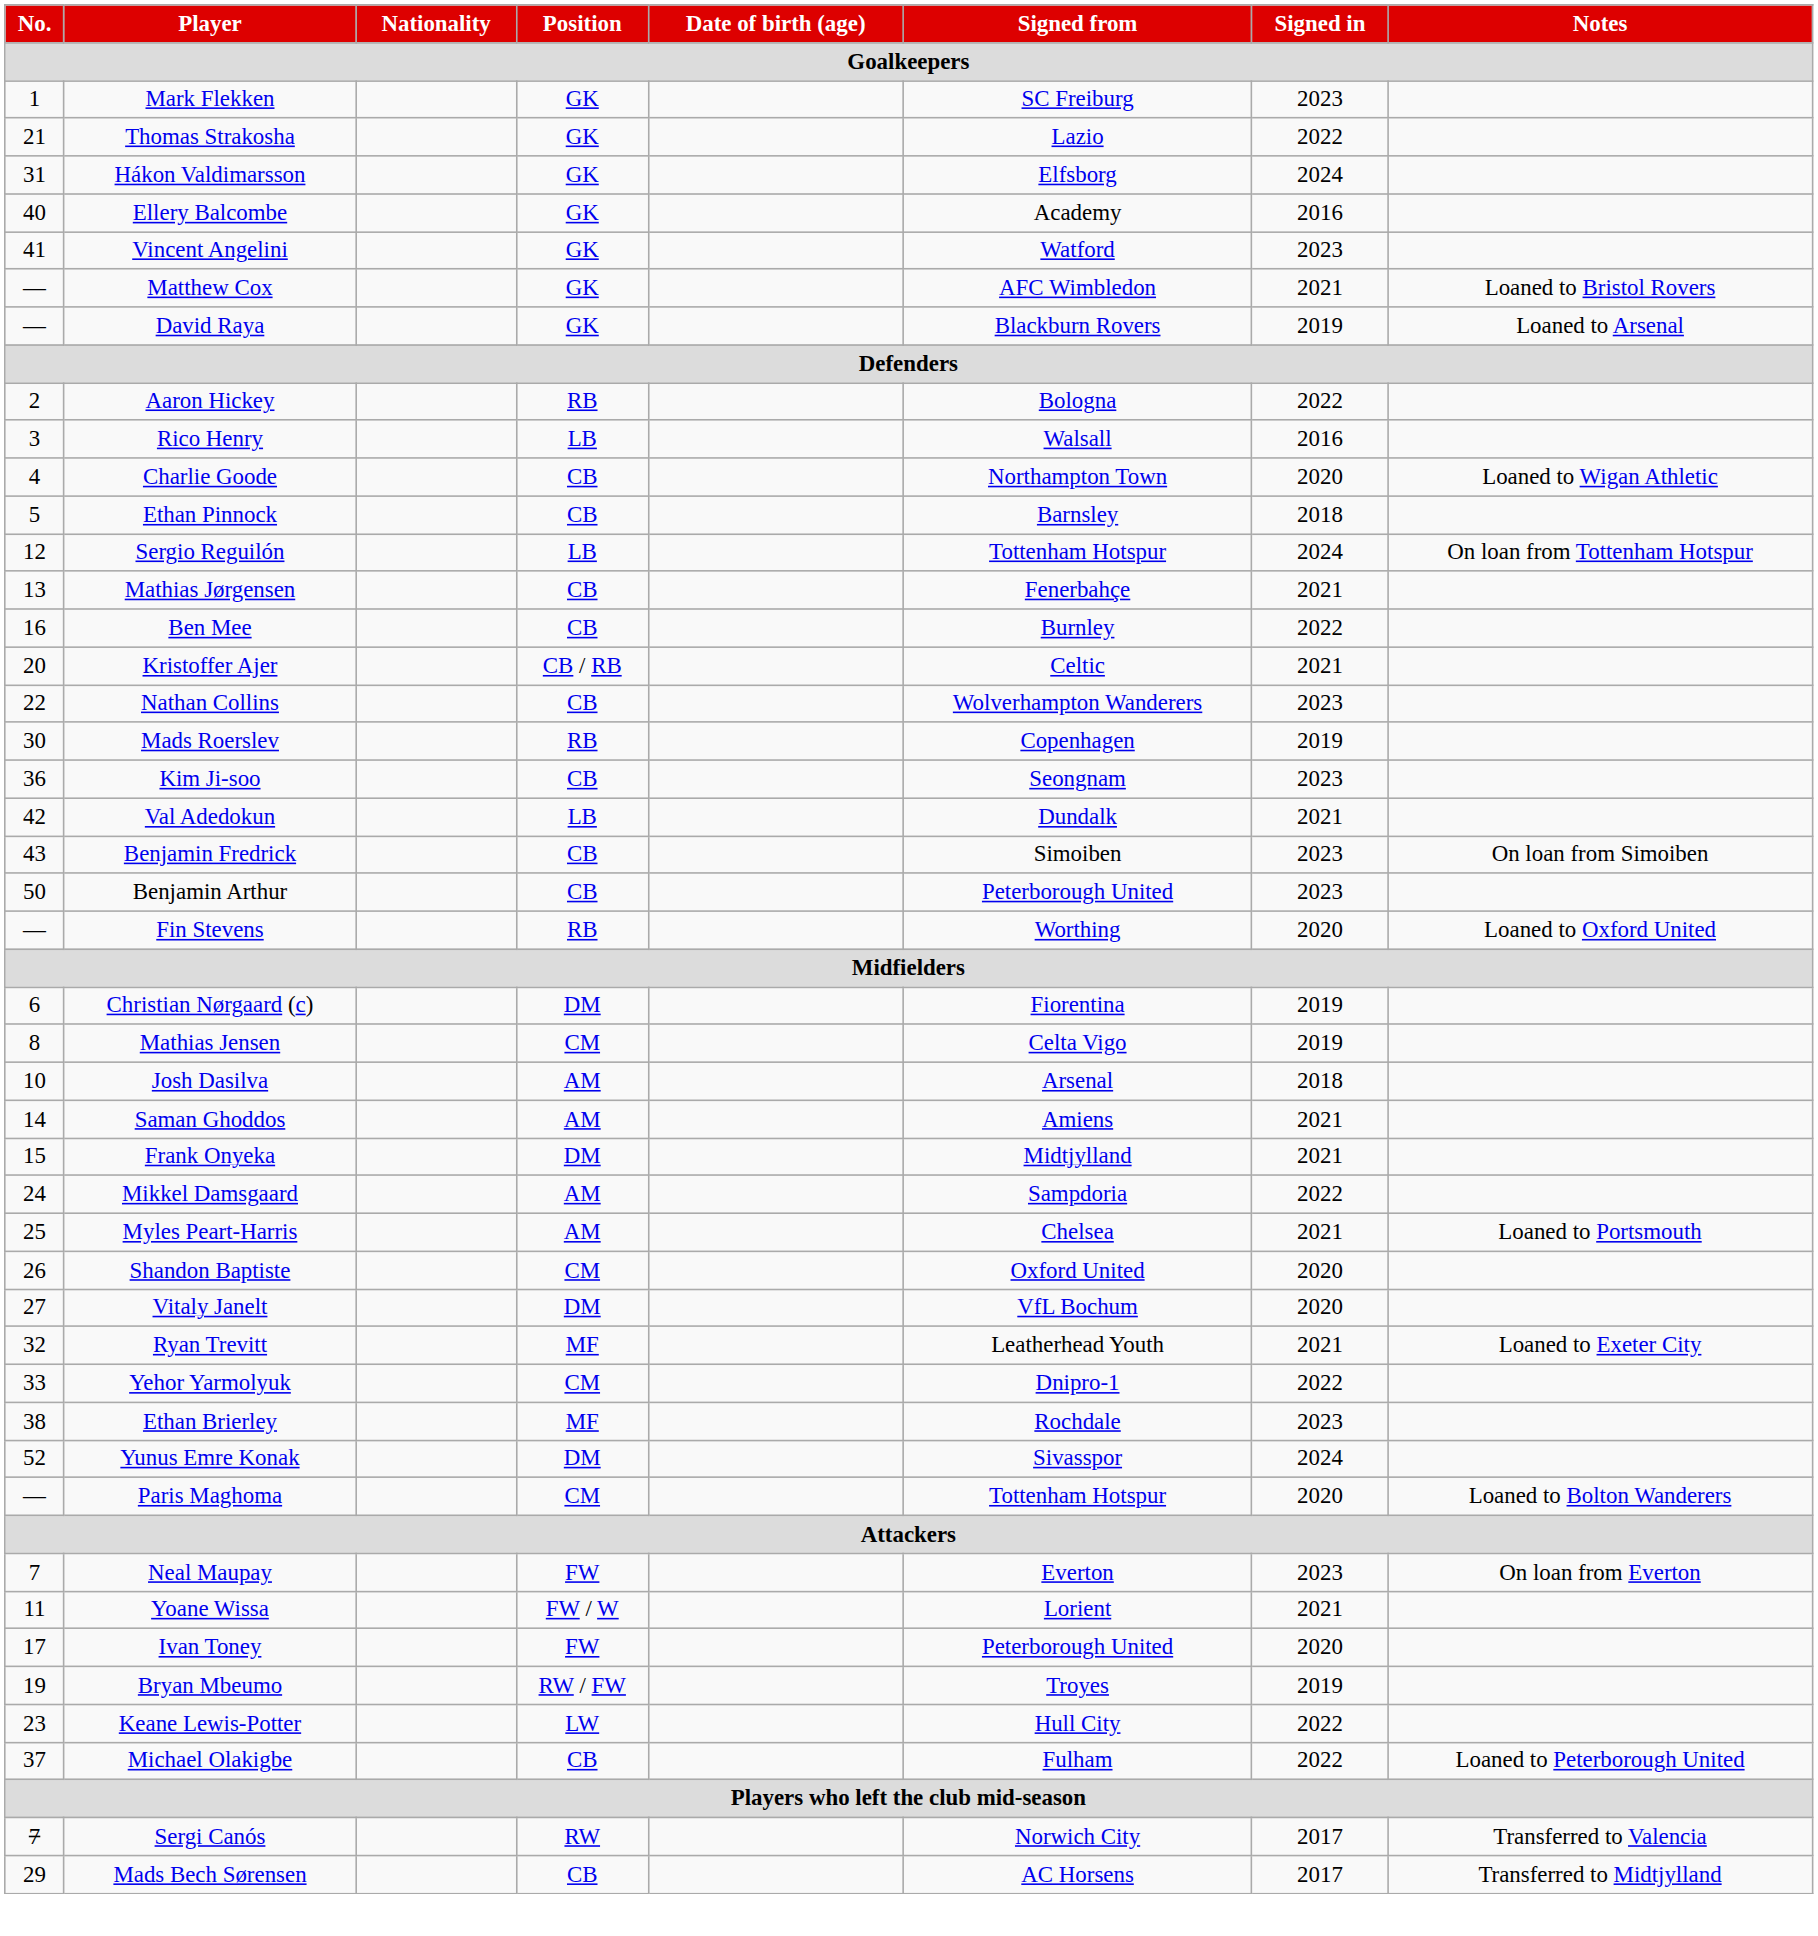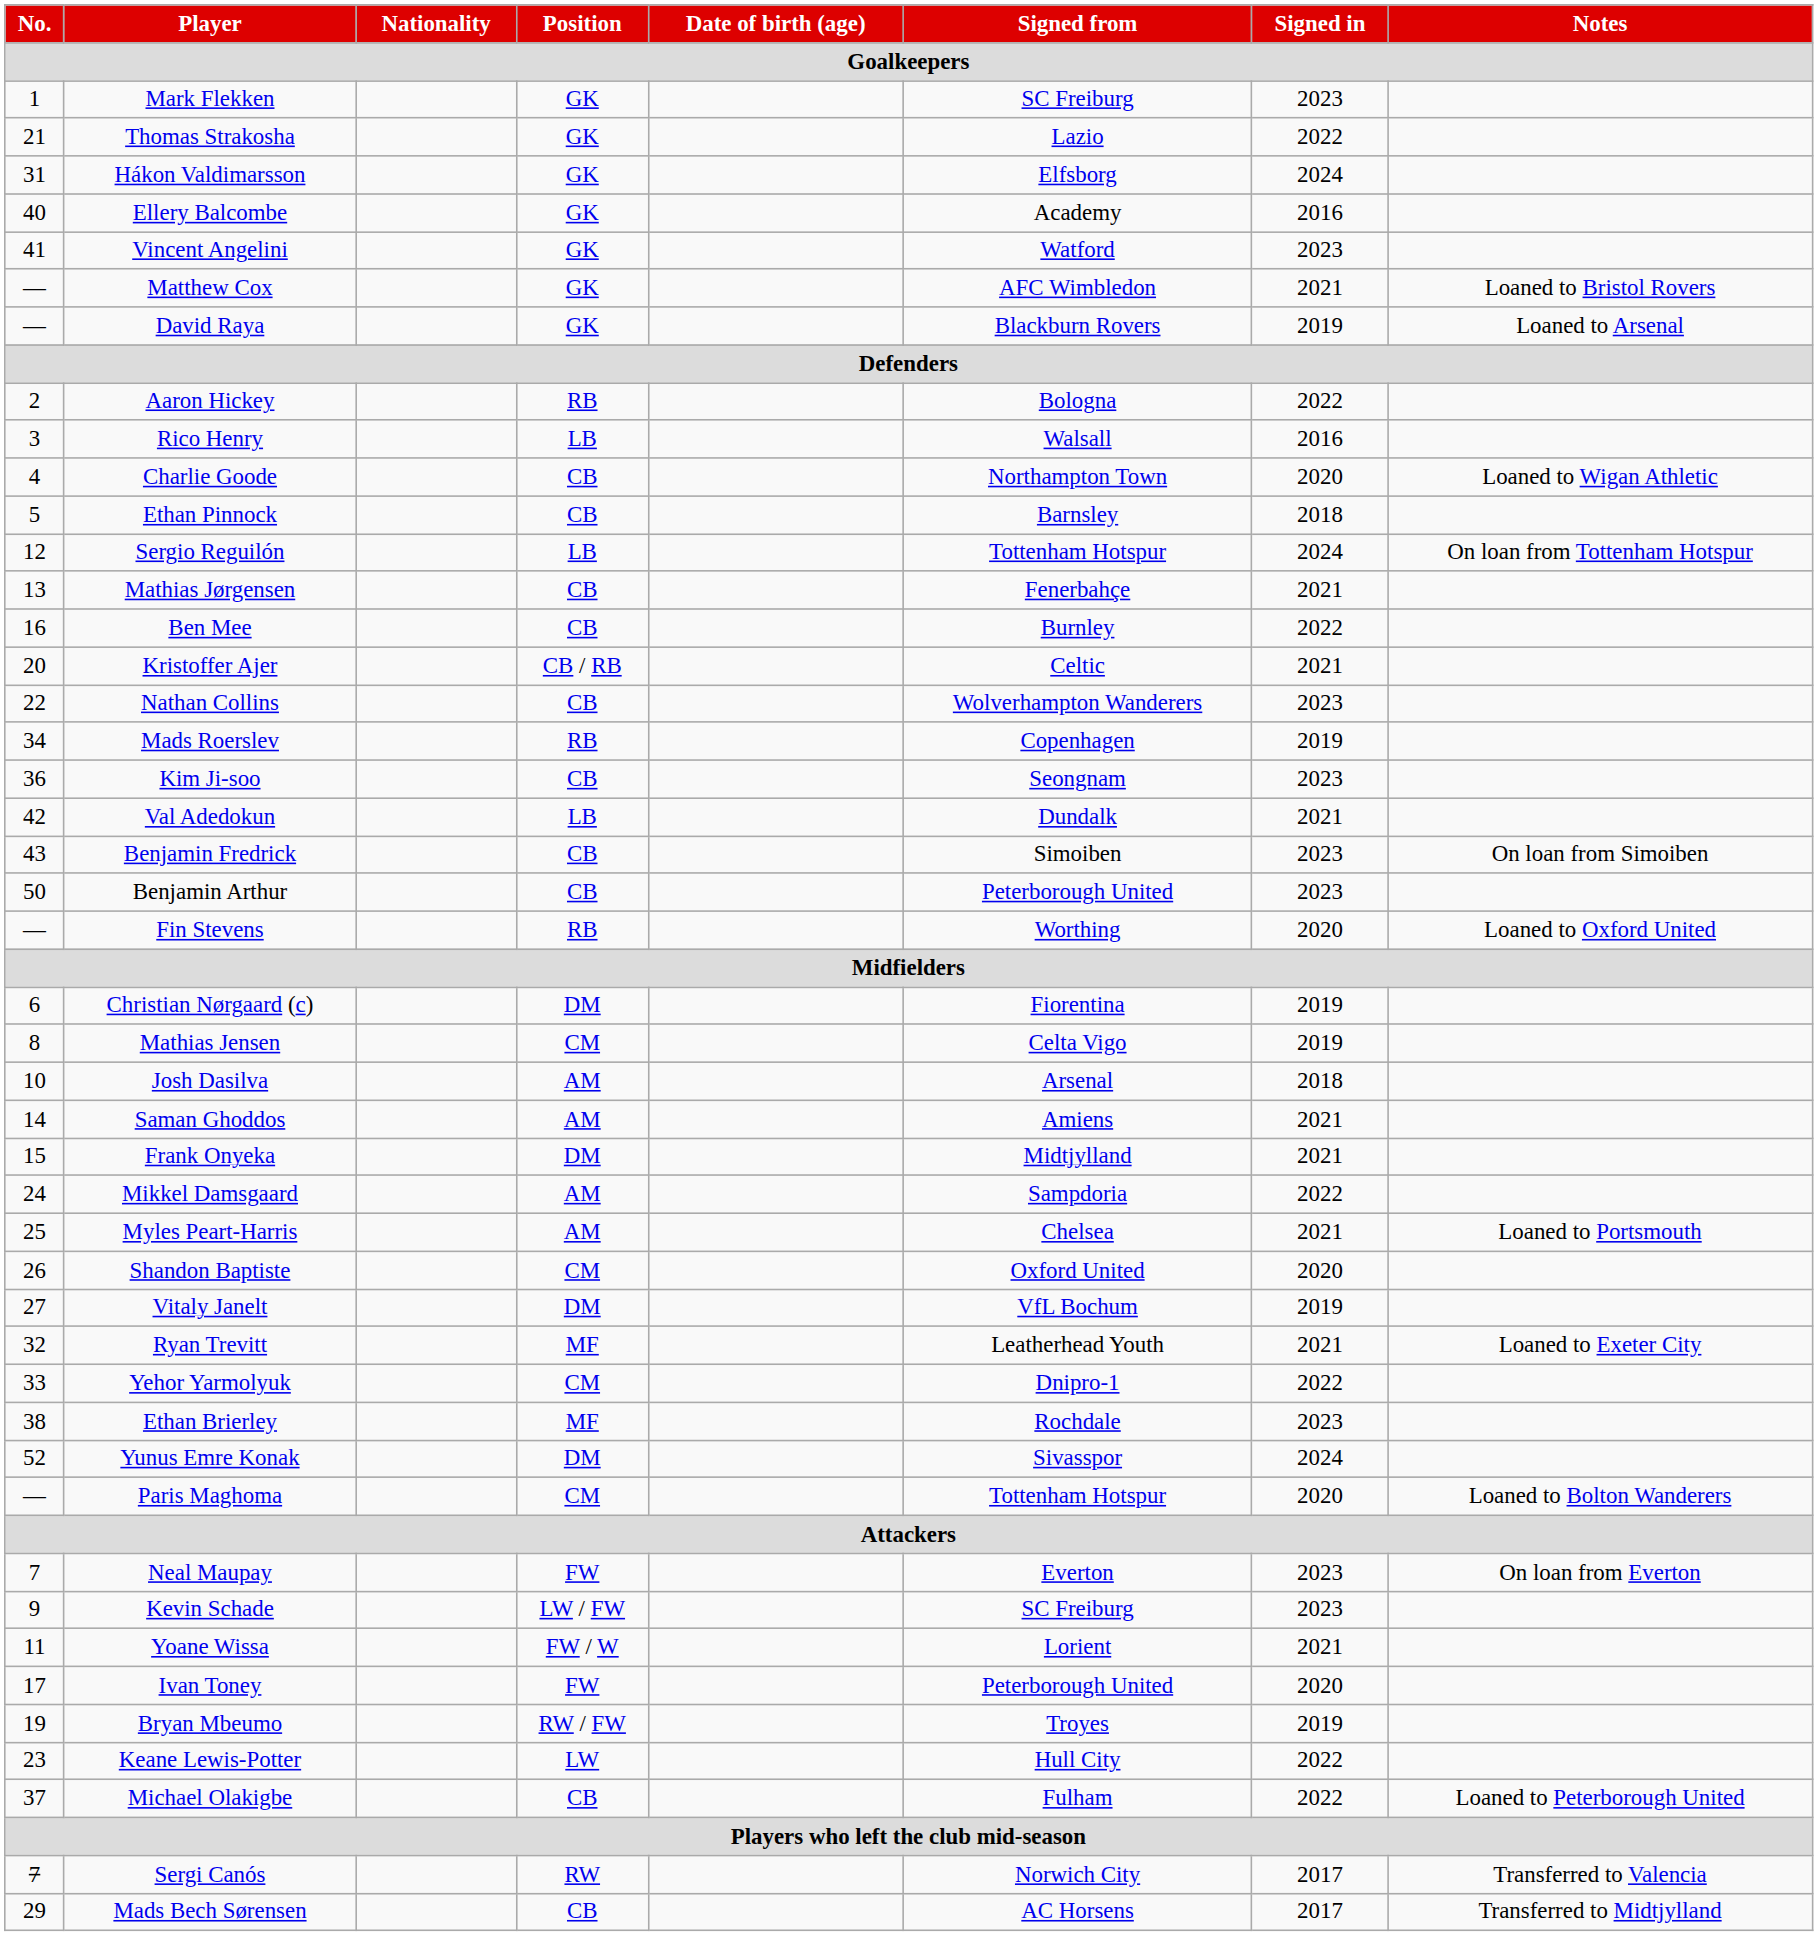(35, 741) 30 -> (35, 741) 34
(1320, 1307) 2020 -> (1320, 1307) 2019
+ row: (210, 1609)
